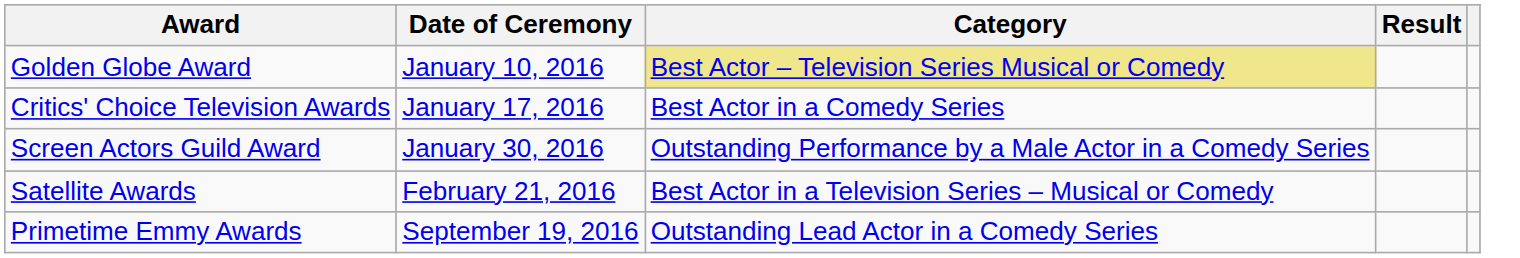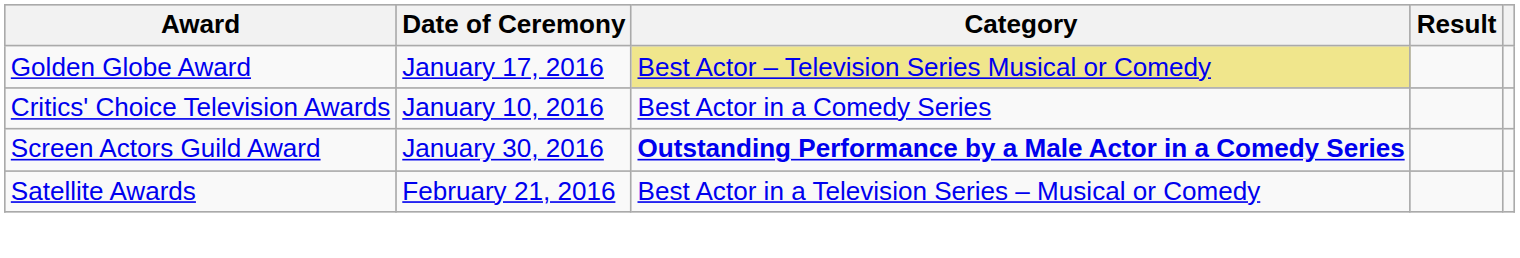(503, 66) January 10, 2016 -> (503, 66) January 17, 2016
(503, 107) January 17, 2016 -> (503, 107) January 10, 2016
(1010, 149) normal -> (1021, 149) bold
- row: (156, 231)
